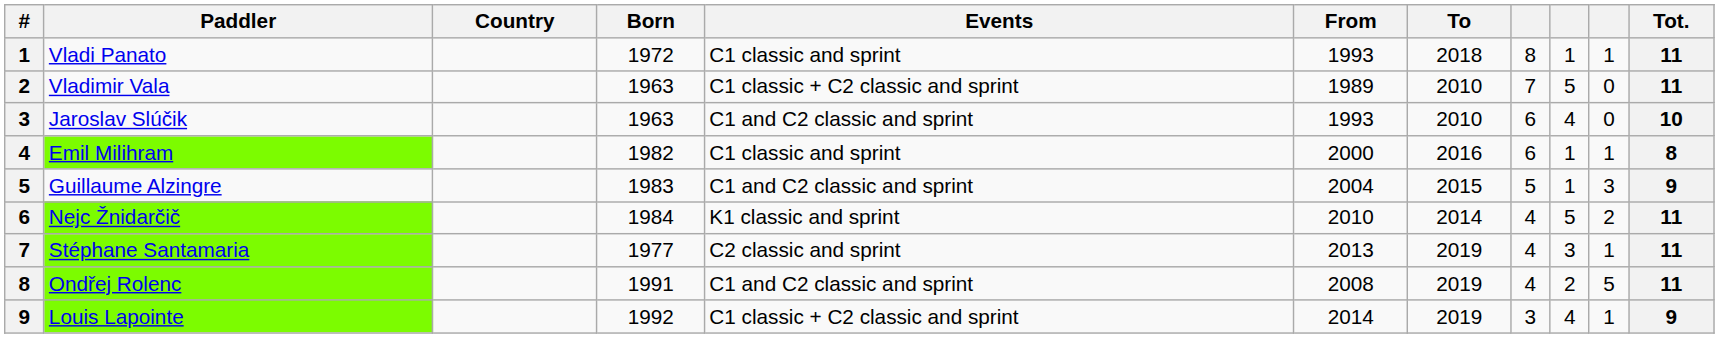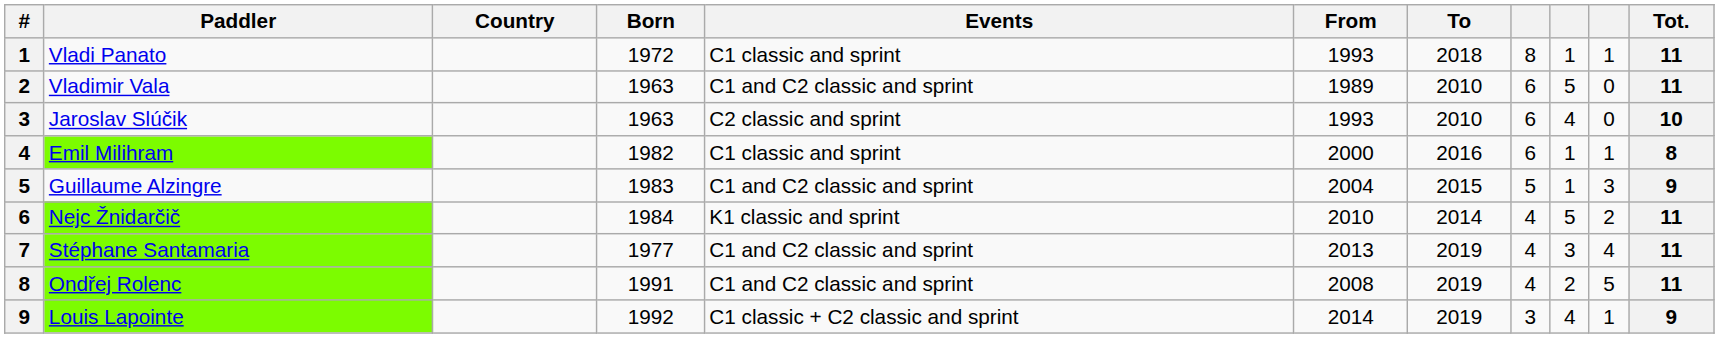(864, 87) C1 classic + C2 classic and sprint -> (841, 87) C1 and C2 classic and sprint
(1530, 87) 7 -> (1530, 87) 6
(841, 120) C1 and C2 classic and sprint -> (805, 120) C2 classic and sprint
(805, 251) C2 classic and sprint -> (841, 251) C1 and C2 classic and sprint
(1609, 251) 1 -> (1609, 251) 4
